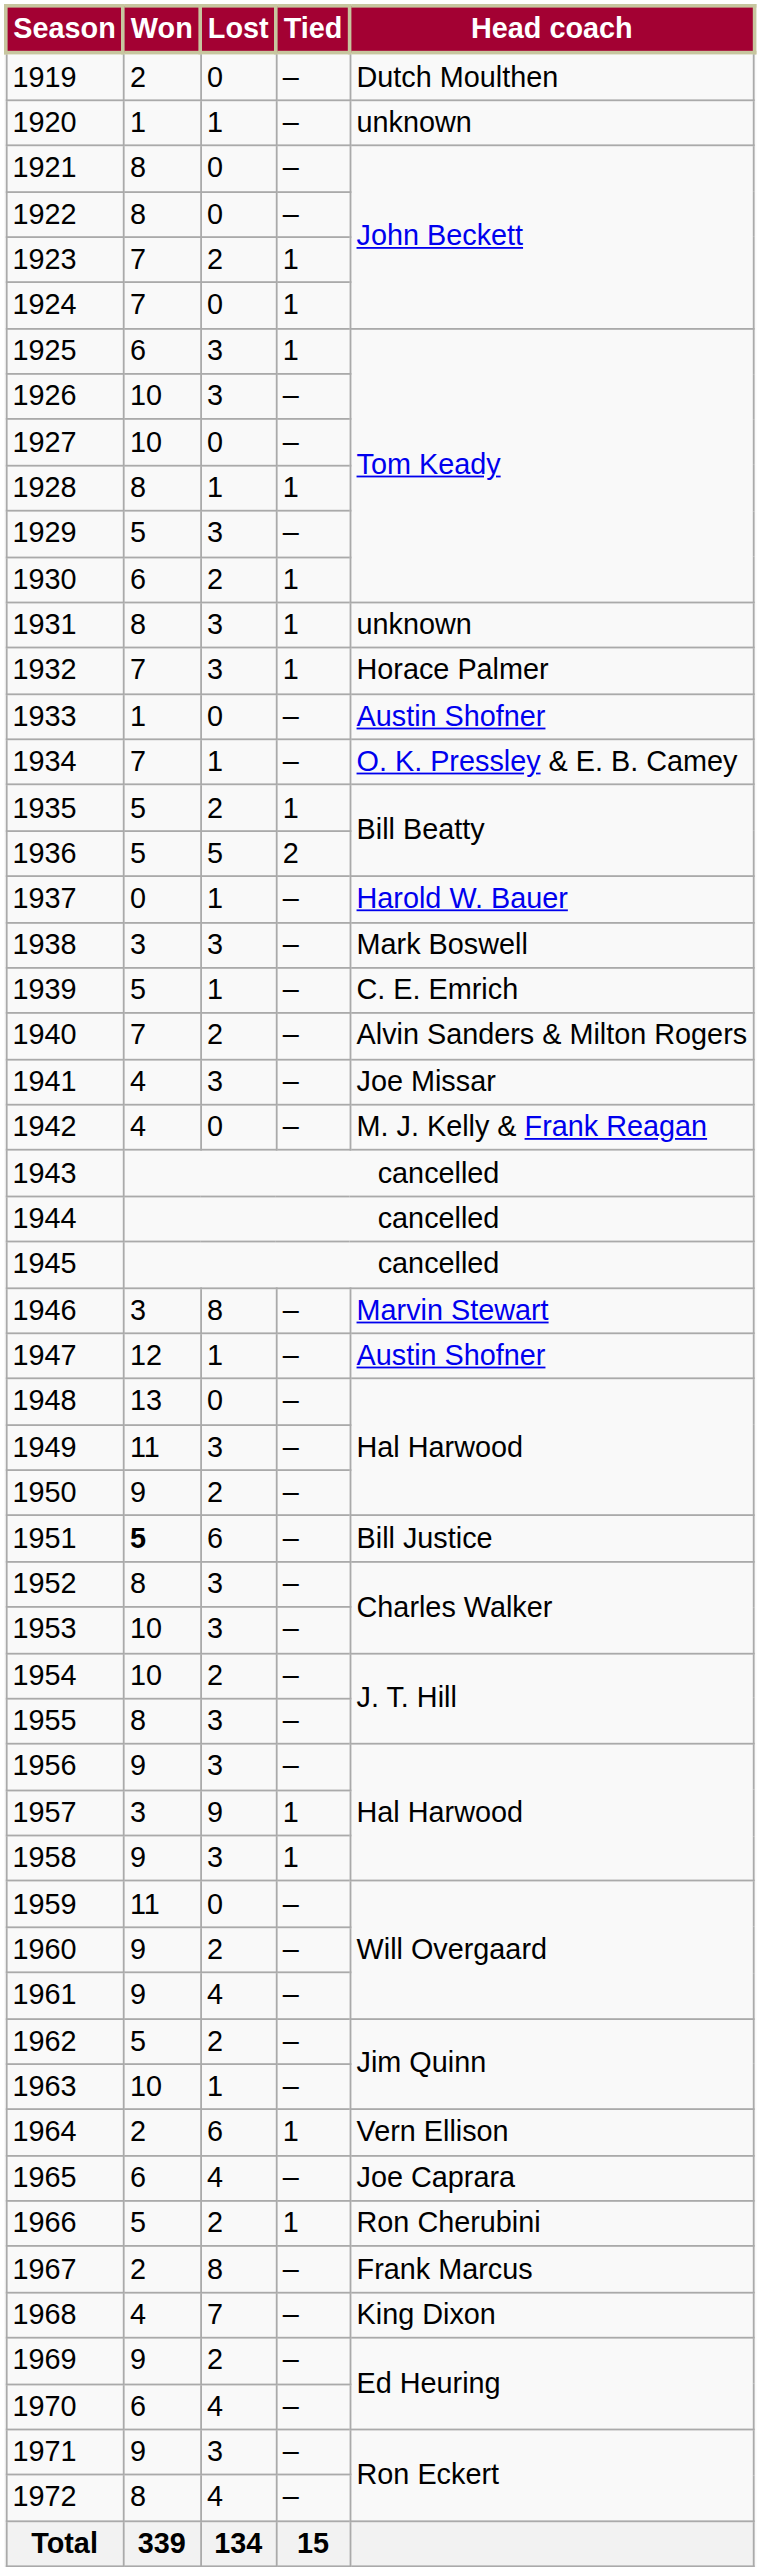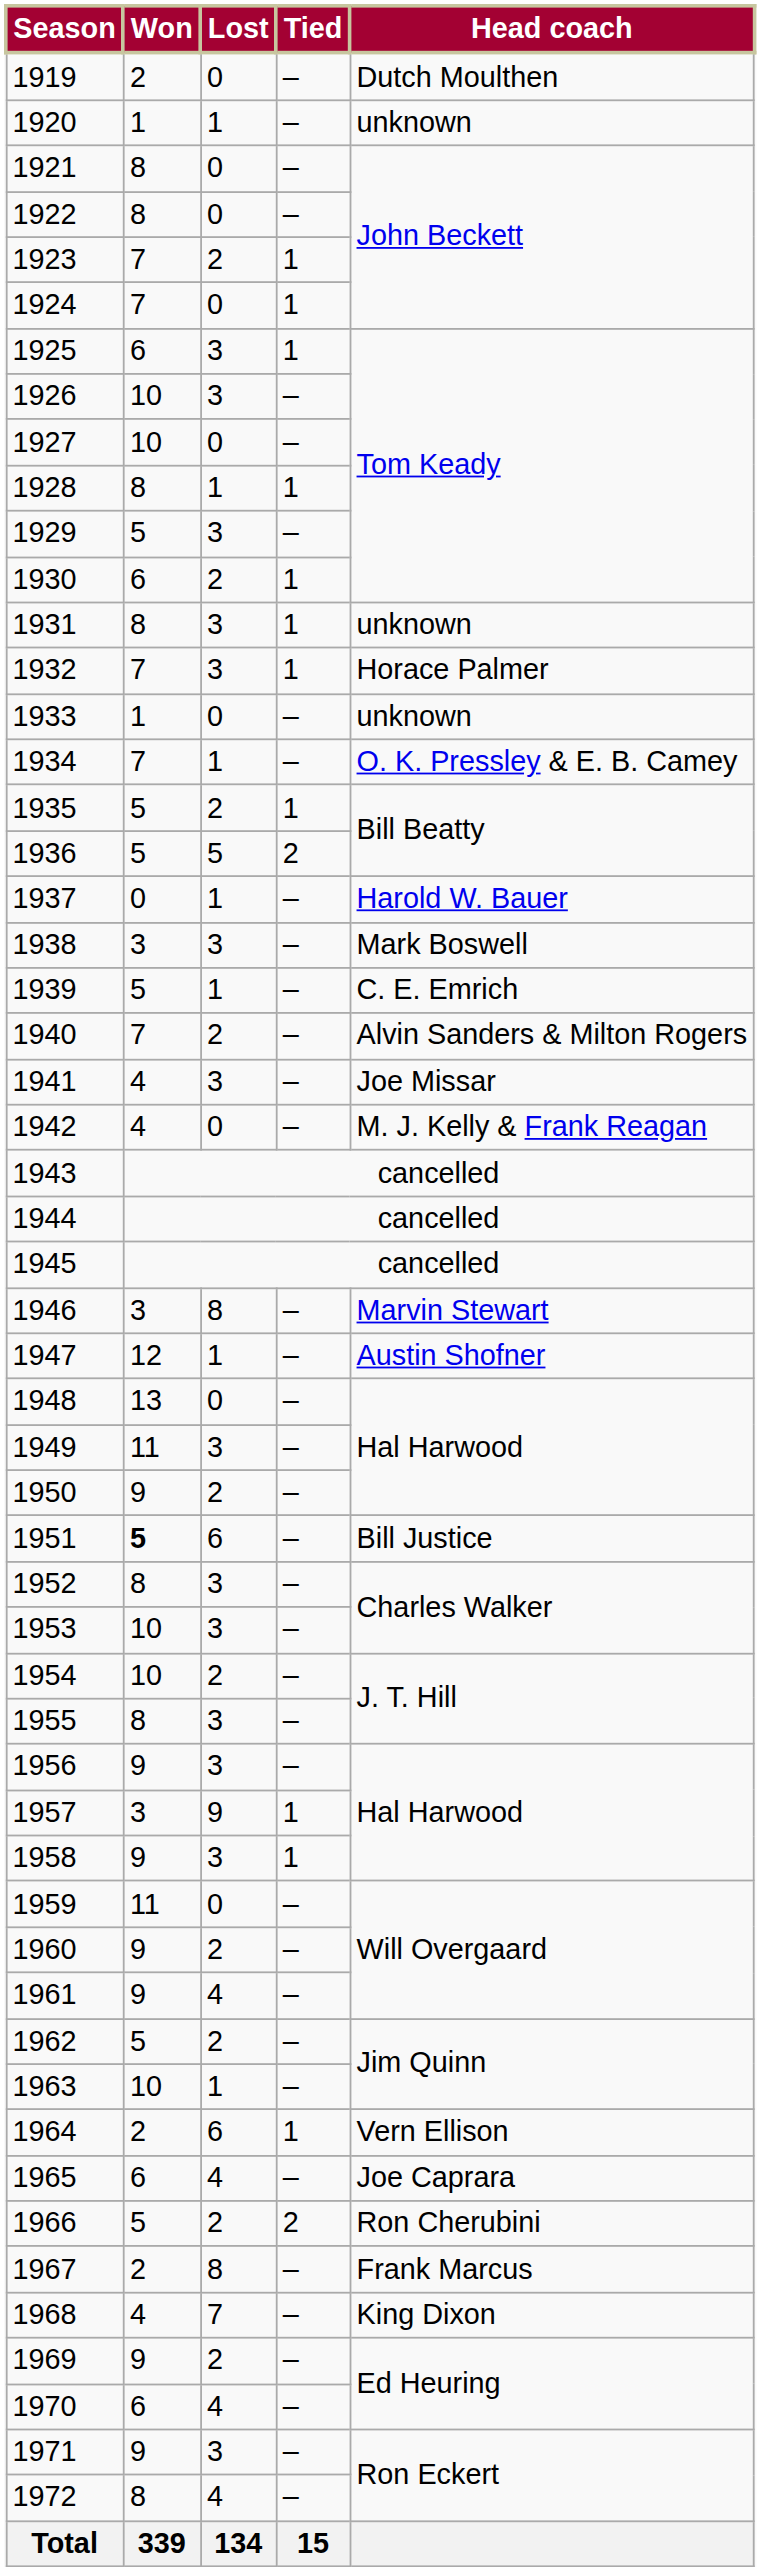(451, 716) Austin Shofner -> (414, 716) unknown
(291, 2223) 1 -> (291, 2223) 2
